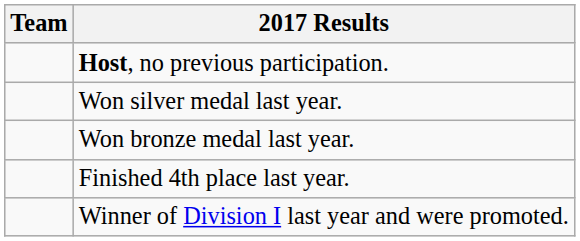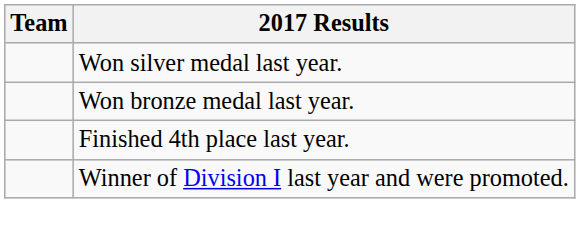- row: (234, 62)
